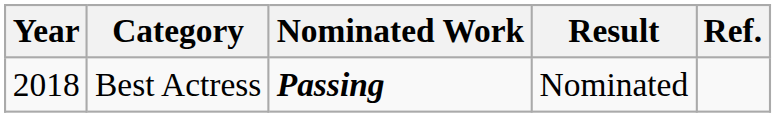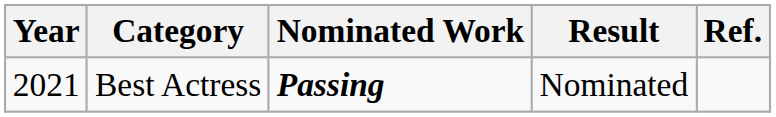(46, 84) 2018 -> (46, 84) 2021
